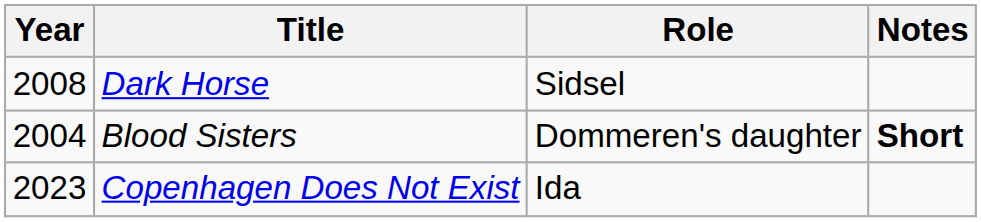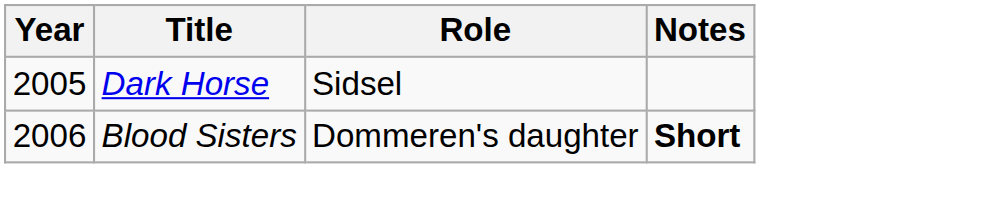(50, 83) 2008 -> (50, 83) 2005
(50, 135) 2004 -> (50, 135) 2006
- row: (311, 188)
